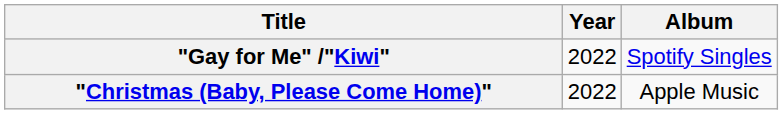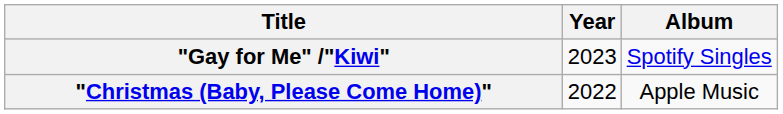(592, 56) 2022 -> (592, 56) 2023
